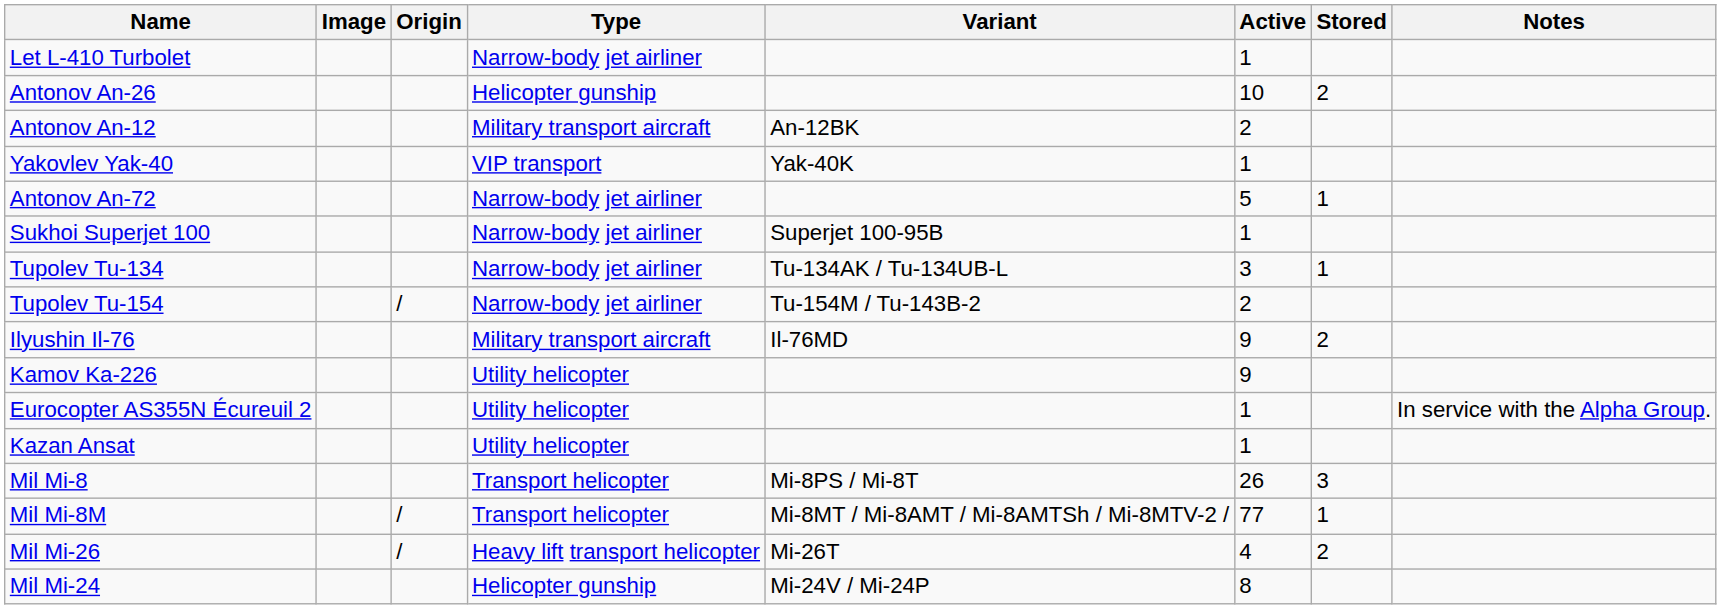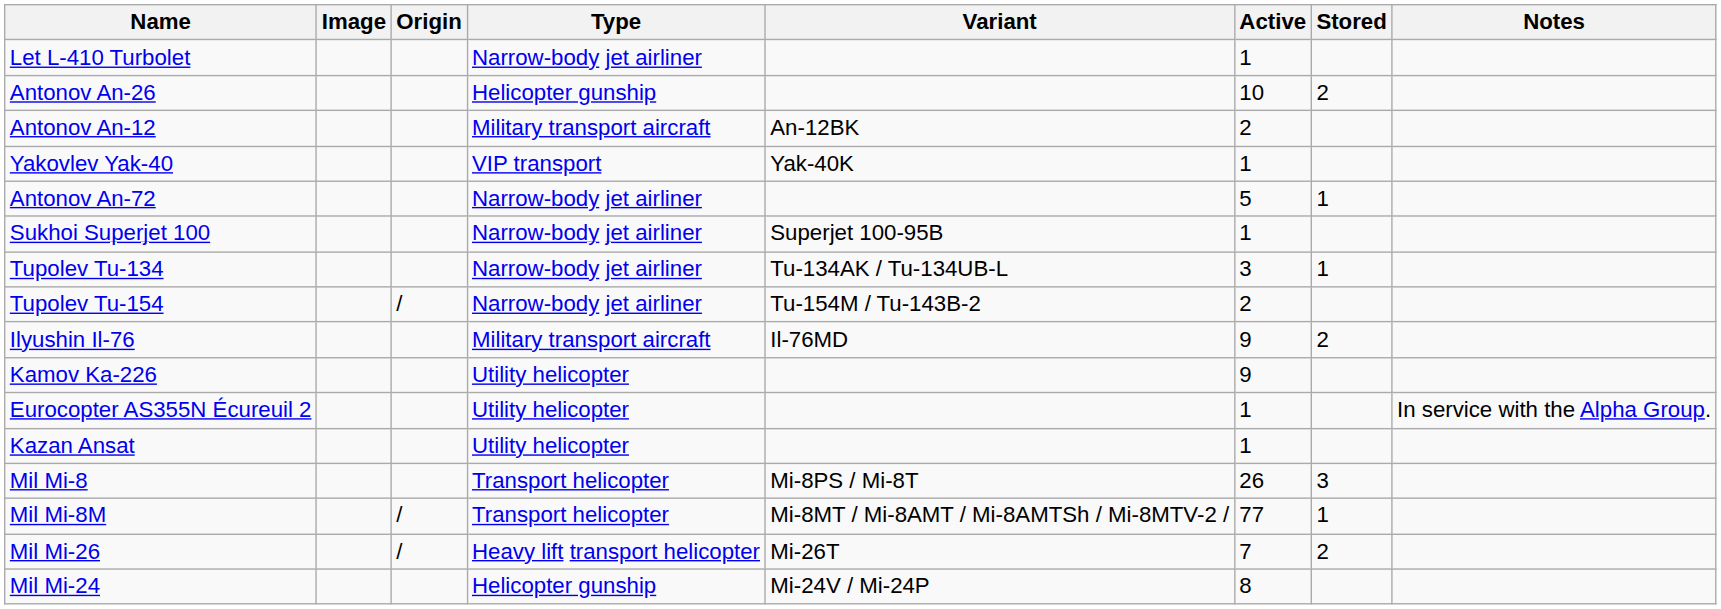(1246, 551) 4 -> (1246, 551) 7
